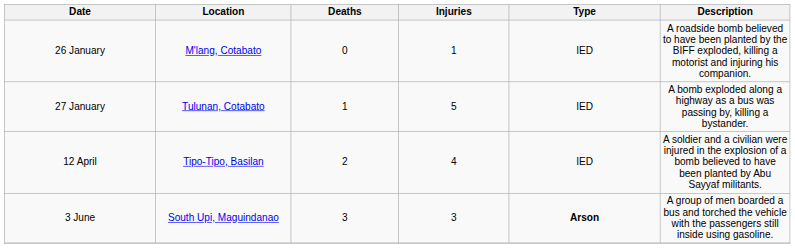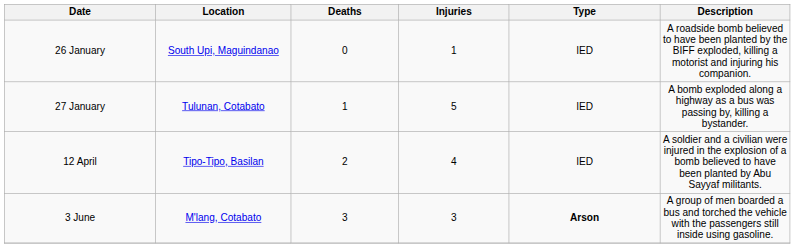(223, 51) M'lang, Cotabato -> (223, 51) South Upi, Maguindanao
(223, 218) South Upi, Maguindanao -> (223, 218) M'lang, Cotabato
